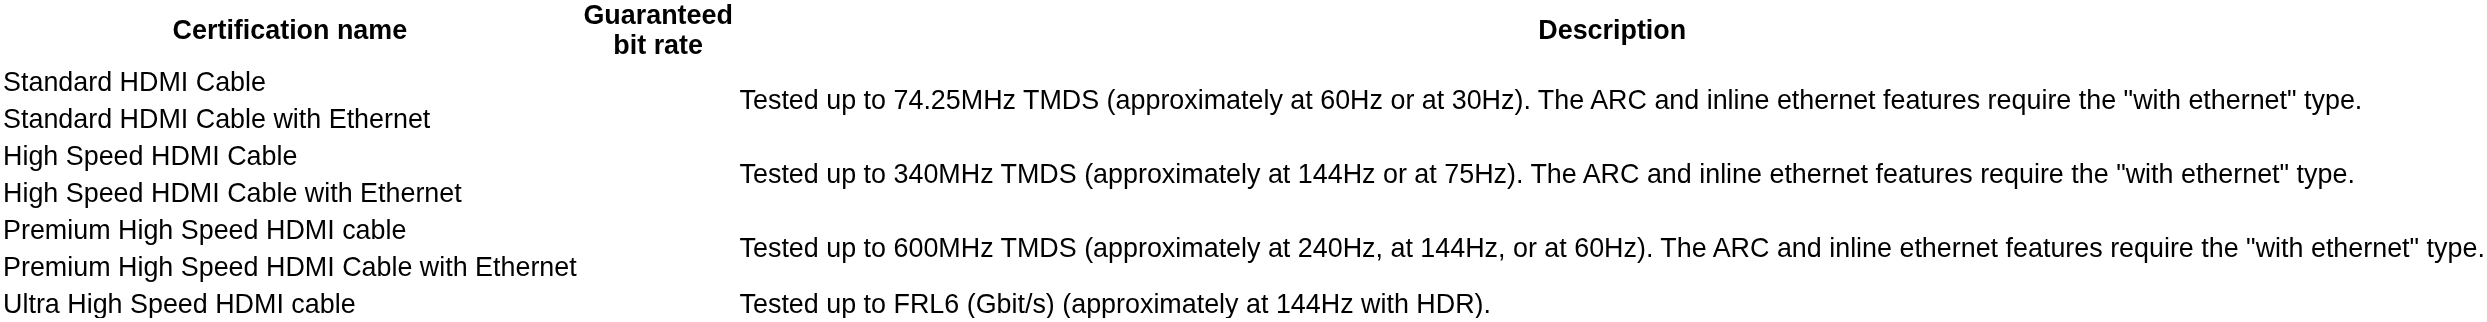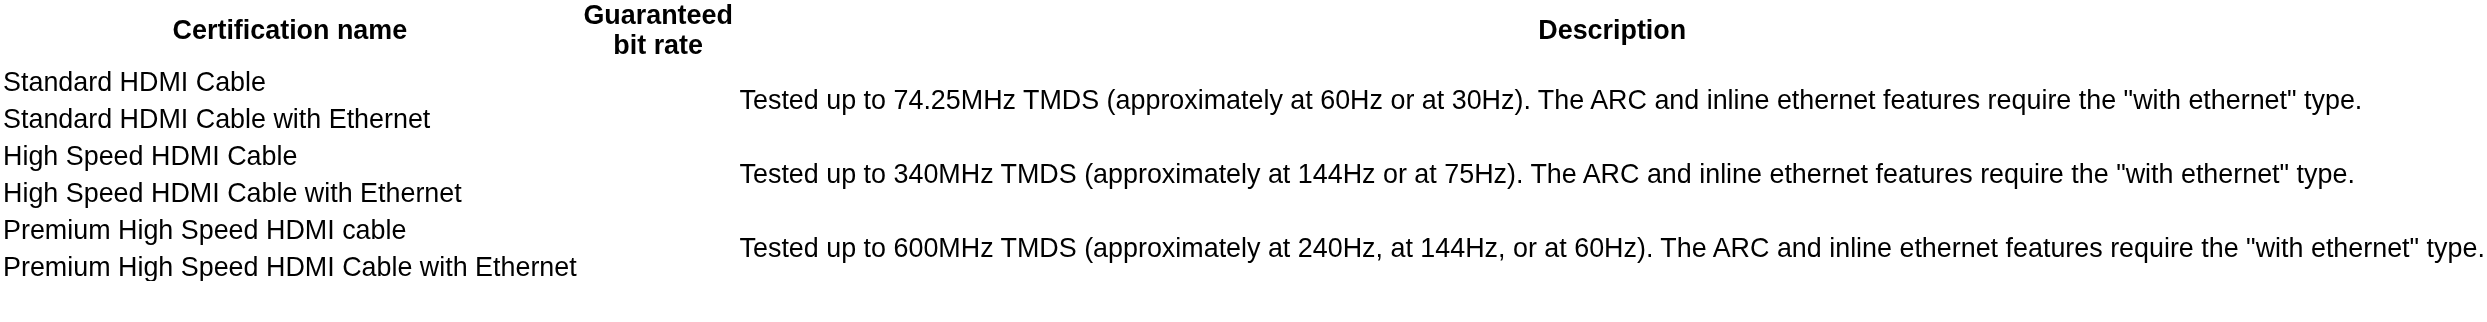- row: (179, 303)
